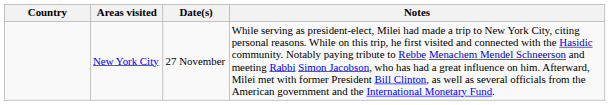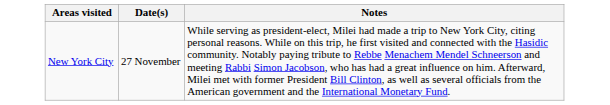- column: (47, 13)
